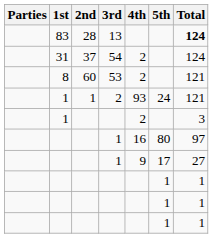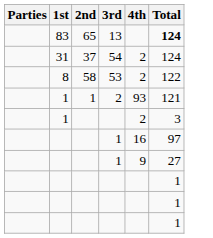- column: (161, 14)
(90, 35) 28 -> (90, 35) 65
(90, 77) 60 -> (90, 77) 58
(195, 77) 121 -> (171, 77) 122
